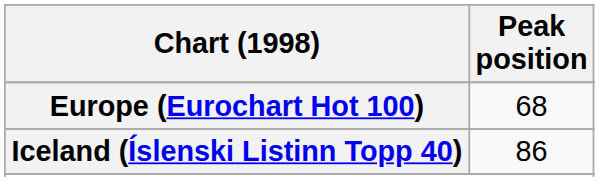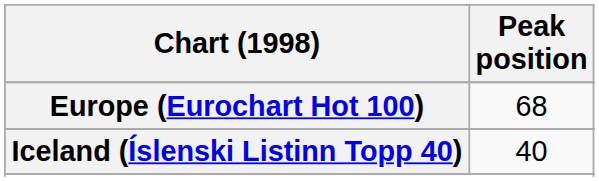(532, 151) 86 -> (532, 151) 40
